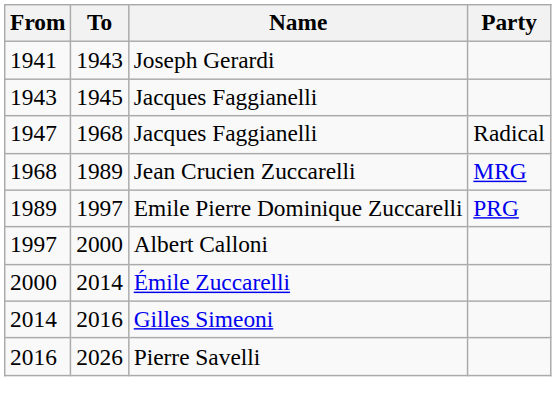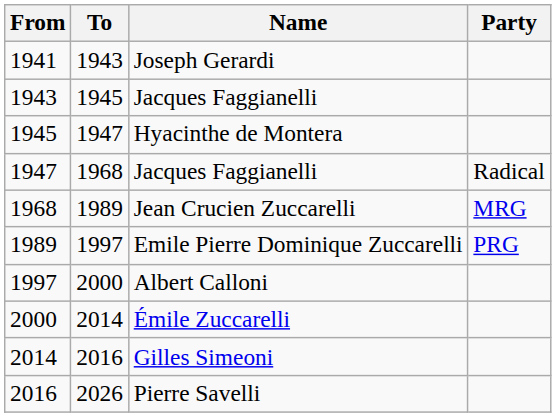+ row: (33, 134)
